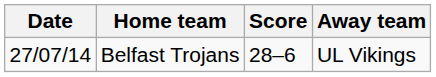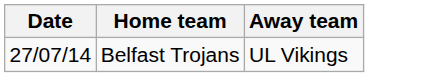- column: (278, 21)
